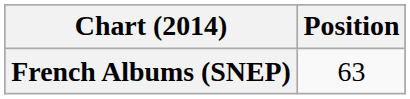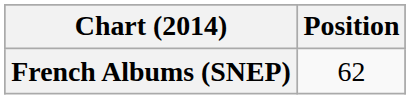(352, 70) 63 -> (352, 70) 62
